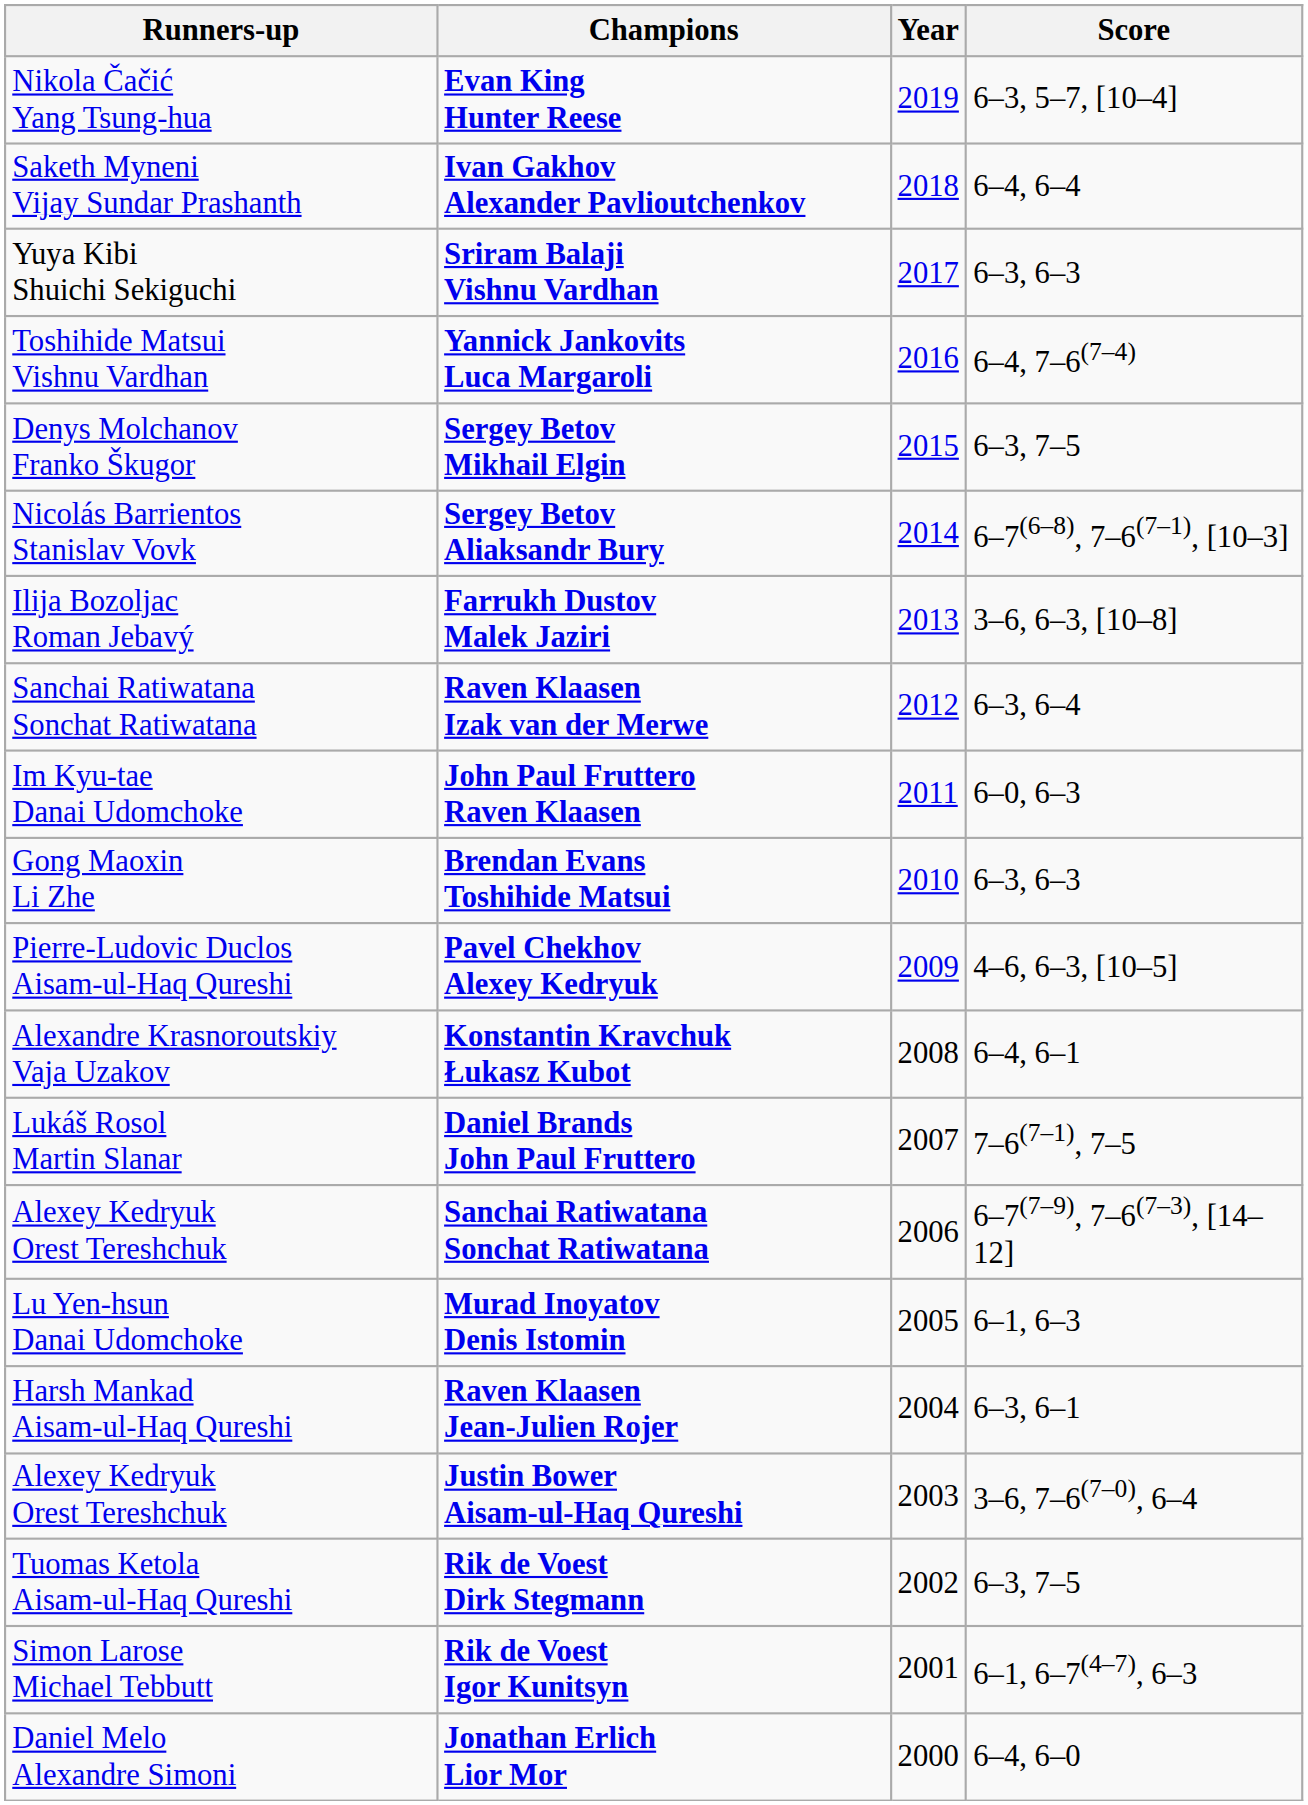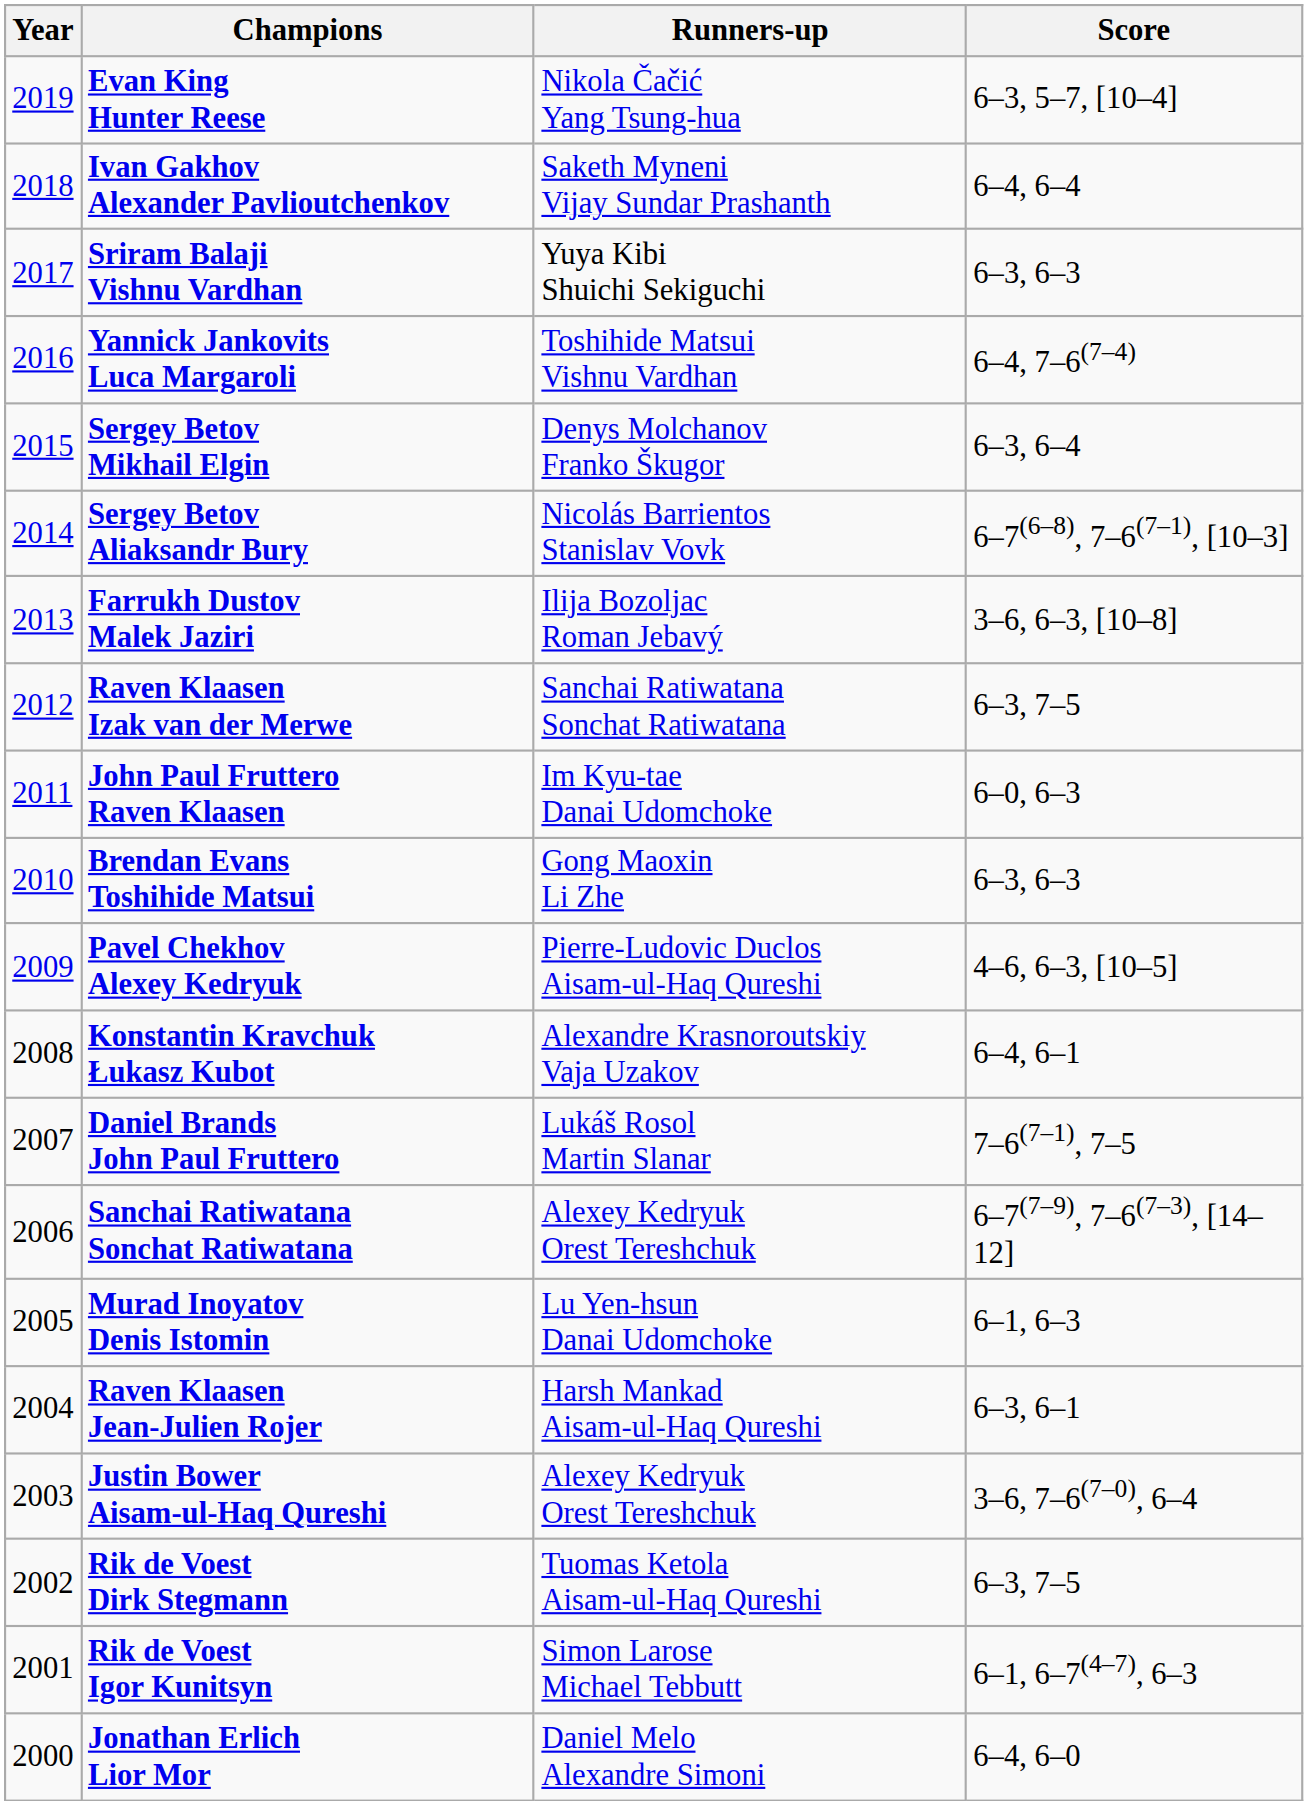columns swapped: (928, 30) <-> (221, 30)
(1027, 446) 6–3, 7–5 -> (1027, 446) 6–3, 6–4
(1027, 706) 6–3, 6–4 -> (1027, 706) 6–3, 7–5
